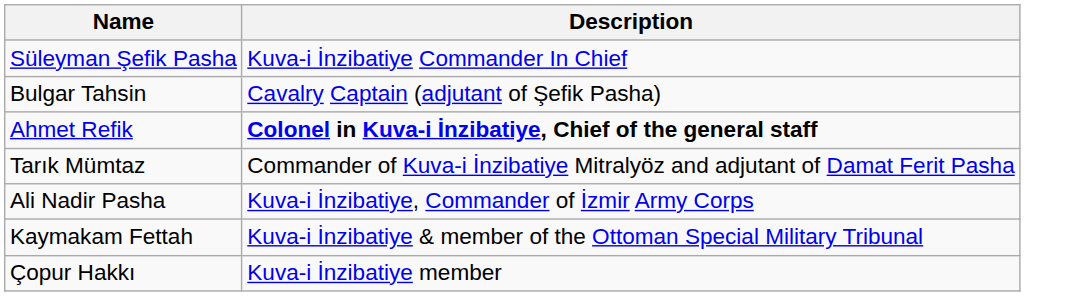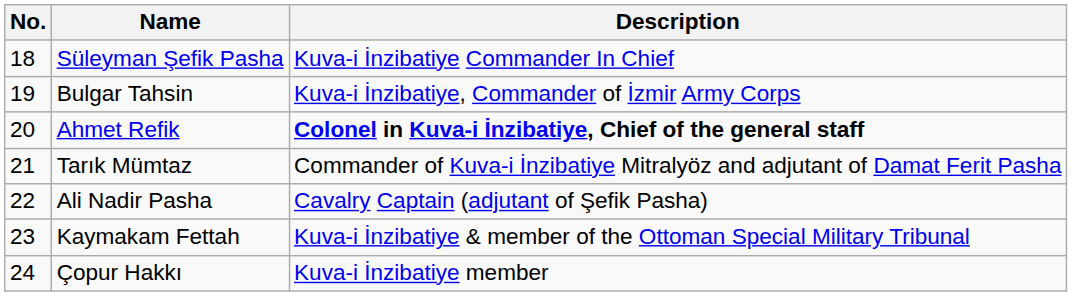+ column: (28, 22)
(454, 93) Cavalry Captain (adjutant of Şefik Pasha) -> (547, 93) Kuva-i İnzibatiye, Commander of İzmir Army Corps
(501, 201) Kuva-i İnzibatiye, Commander of İzmir Army Corps -> (501, 201) Cavalry Captain (adjutant of Şefik Pasha)
